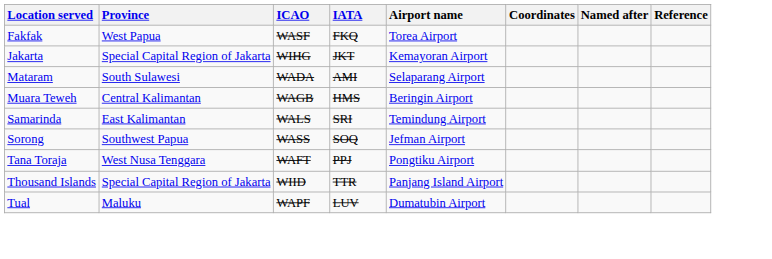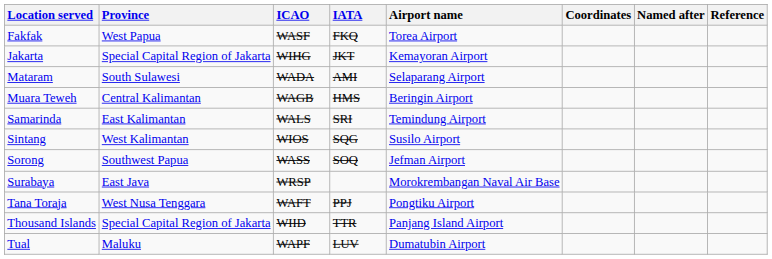+ row: (27, 139)
+ row: (31, 181)
